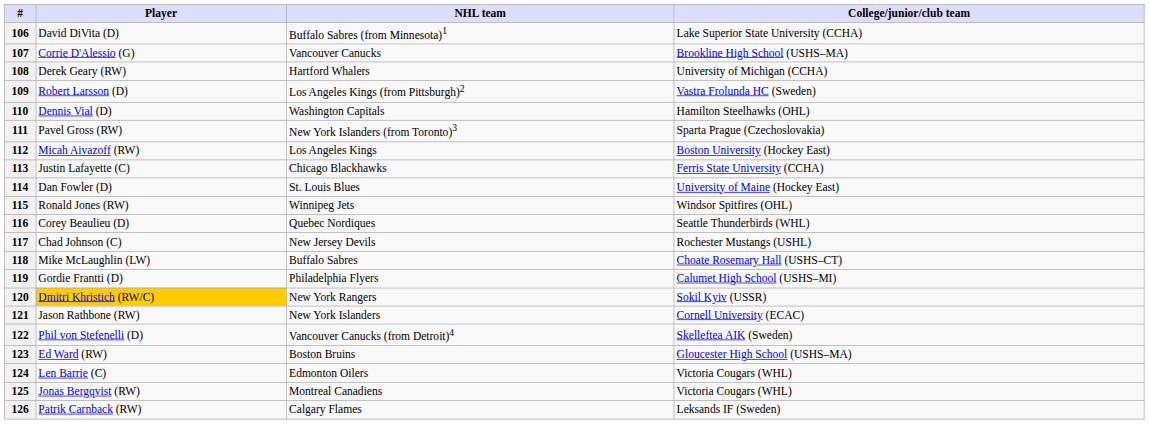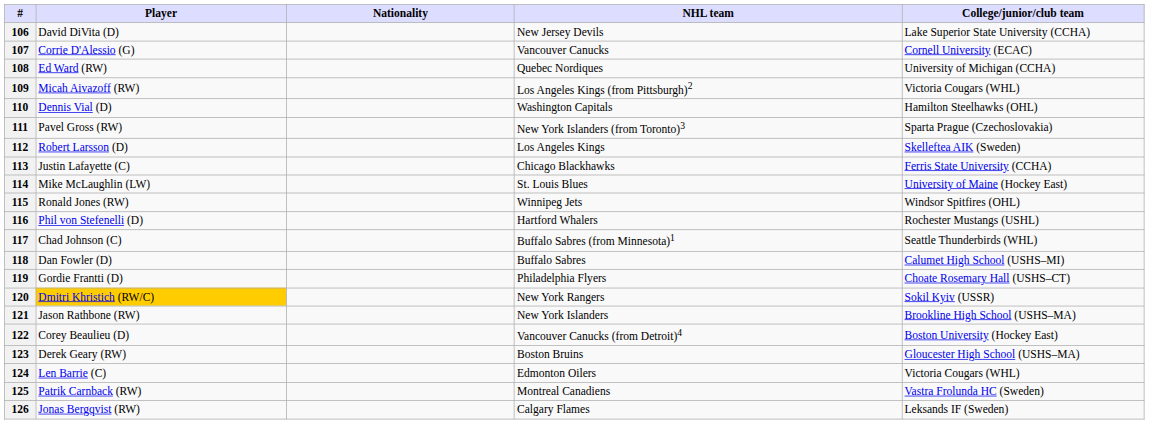+ column: (400, 13)
(368, 33) Buffalo Sabres (from Minnesota)1 -> (560, 31) New Jersey Devils
(762, 53) Brookline High School (USHS–MA) -> (968, 50) Cornell University (ECAC)
(82, 71) Derek Geary (RW) -> (73, 68) Ed Ward (RW)
(329, 71) Hartford Whalers -> (560, 68) Quebec Nordiques
(83, 91) Robert Larsson (D) -> (89, 88) Micah Aivazoff (RW)
(746, 91) Vastra Frolunda HC (Sweden) -> (962, 88) Victoria Cougars (WHL)
(89, 150) Micah Aivazoff (RW) -> (83, 147) Robert Larsson (D)
(753, 150) Boston University (Hockey East) -> (962, 147) Skelleftea AIK (Sweden)
(75, 187) Dan Fowler (D) -> (94, 184) Mike McLaughlin (LW)
(84, 223) Corey Beaulieu (D) -> (91, 220) Phil von Stefenelli (D)
(332, 223) Quebec Nordiques -> (557, 220) Hartford Whalers
(743, 223) Seattle Thunderbirds (WHL) -> (972, 220) Rochester Mustangs (USHL)
(332, 242) New Jersey Devils -> (596, 240) Buffalo Sabres (from Minnesota)1
(744, 242) Rochester Mustangs (USHL) -> (971, 240) Seattle Thunderbirds (WHL)
(94, 260) Mike McLaughlin (LW) -> (75, 260) Dan Fowler (D)
(759, 260) Choate Rosemary Hall (USHS–CT) -> (984, 260) Calumet High School (USHS–MI)
(756, 278) Calumet High School (USHS–MI) -> (987, 278) Choate Rosemary Hall (USHS–CT)
(740, 315) Cornell University (ECAC) -> (990, 315) Brookline High School (USHS–MA)
(91, 335) Phil von Stefenelli (D) -> (84, 335) Corey Beaulieu (D)
(735, 335) Skelleftea AIK (Sweden) -> (981, 335) Boston University (Hockey East)
(73, 354) Ed Ward (RW) -> (82, 354) Derek Geary (RW)
(89, 391) Jonas Bergqvist (RW) -> (90, 391) Patrik Carnback (RW)
(734, 391) Victoria Cougars (WHL) -> (974, 391) Vastra Frolunda HC (Sweden)
(90, 409) Patrik Carnback (RW) -> (89, 409) Jonas Bergqvist (RW)
